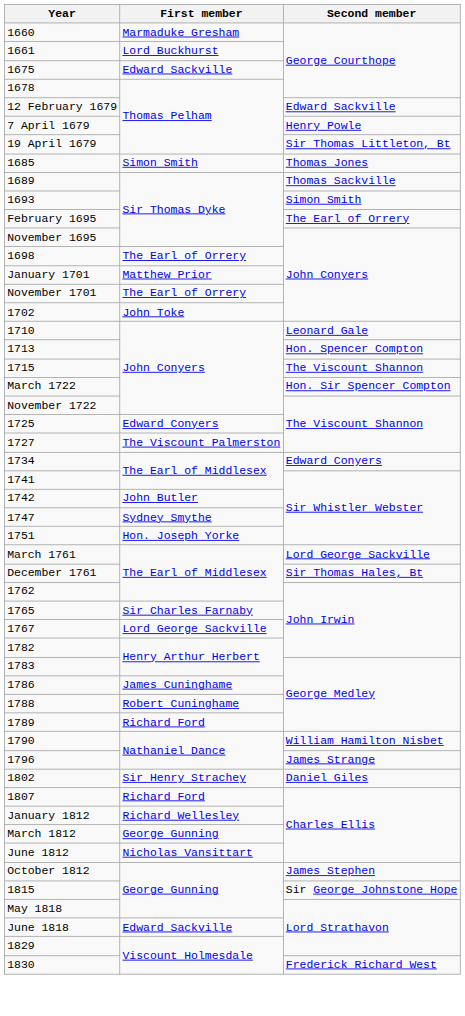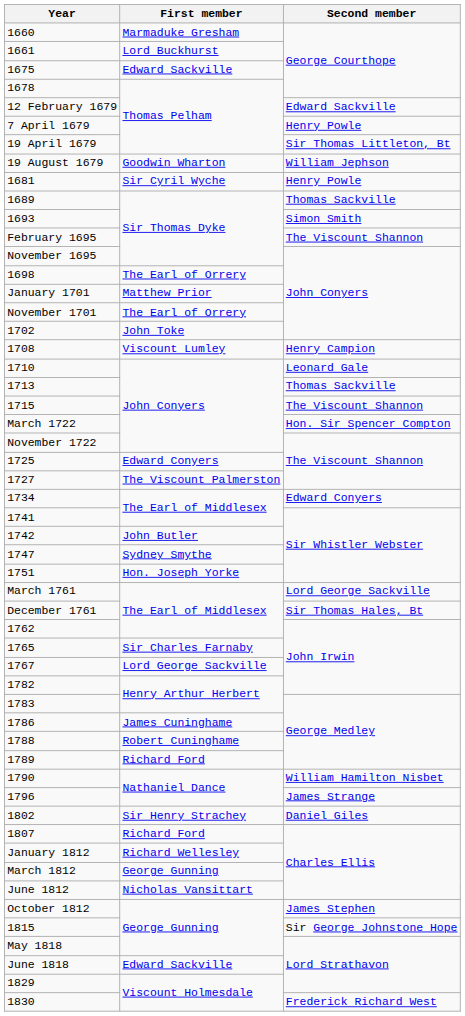+ row: (55, 163)
+ row: (21, 182)
- row: (21, 163)
(348, 219) The Earl of Orrery -> (354, 238) The Viscount Shannon
+ row: (21, 349)
(354, 349) Hon. Spencer Compton -> (341, 387) Thomas Sackville
